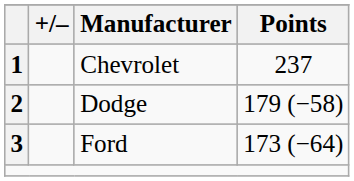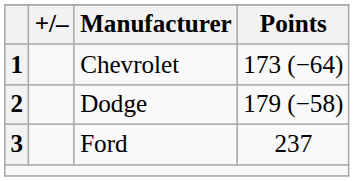(293, 64) 237 -> (293, 64) 173 (−64)
(293, 143) 173 (−64) -> (293, 143) 237
